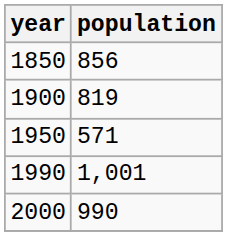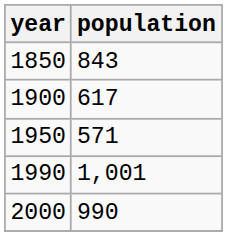(98, 61) 856 -> (98, 61) 843
(98, 99) 819 -> (98, 99) 617
